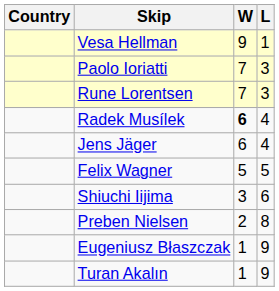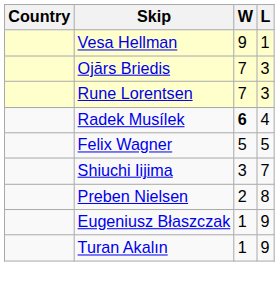- row: (123, 68)
+ row: (124, 68)
- row: (117, 145)
(265, 196) 6 -> (265, 171) 7
